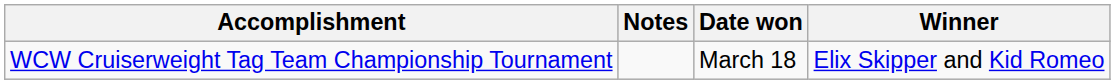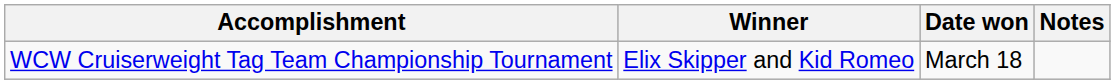columns swapped: (959, 23) <-> (656, 23)
